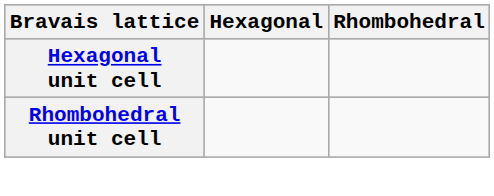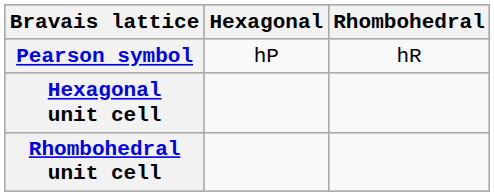+ row: (105, 56)
